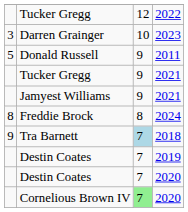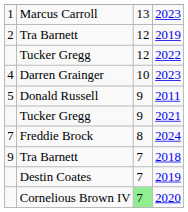+ row: (59, 14)
+ row: (49, 34)
(11, 34) 3 -> (11, 75) 4
- row: (65, 95)
(11, 116) 8 -> (11, 136) 7
(140, 136) lightblue background -> (140, 156) no background
- row: (55, 177)
